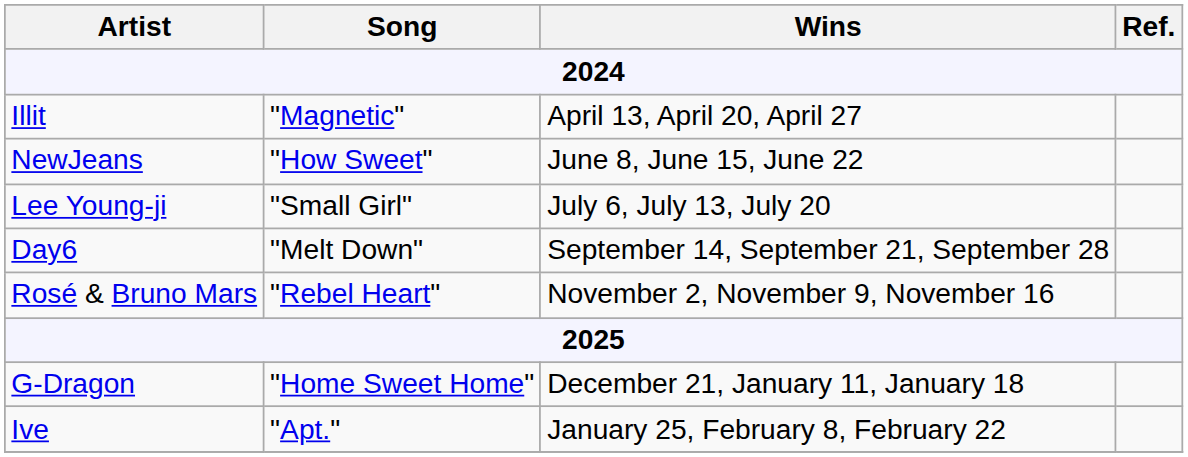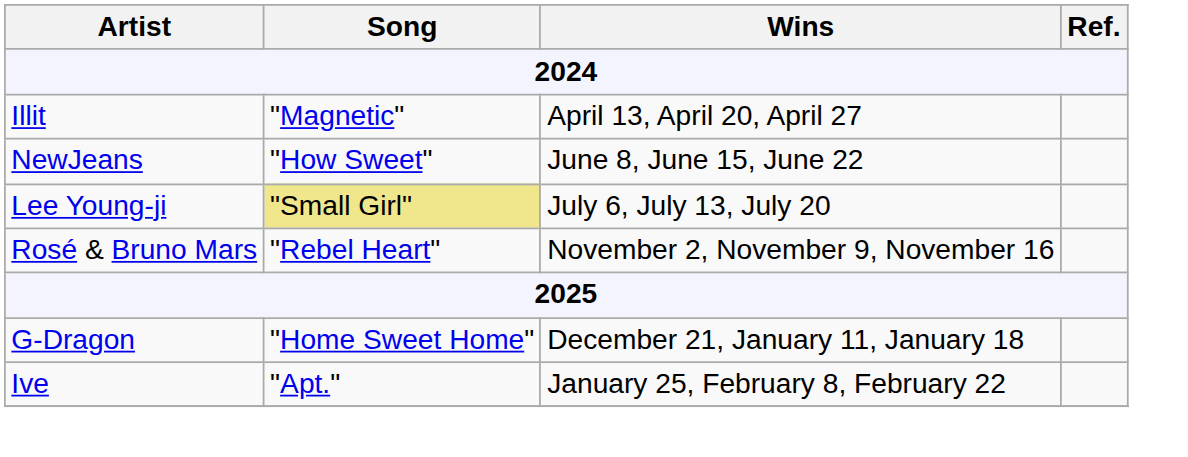(341, 205) no background -> (341, 205) khaki background
- row: (44, 250)
